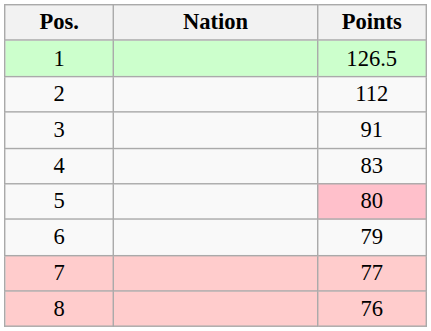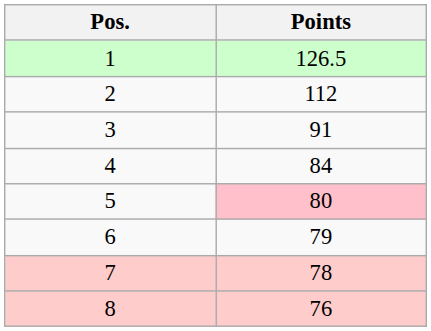- column: (215, 22)
(372, 165) 83 -> (321, 165) 84
(372, 272) 77 -> (321, 272) 78
